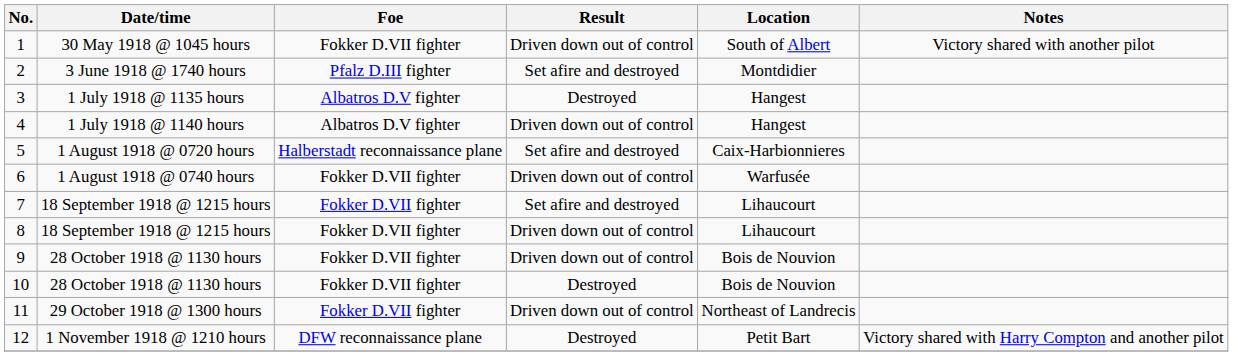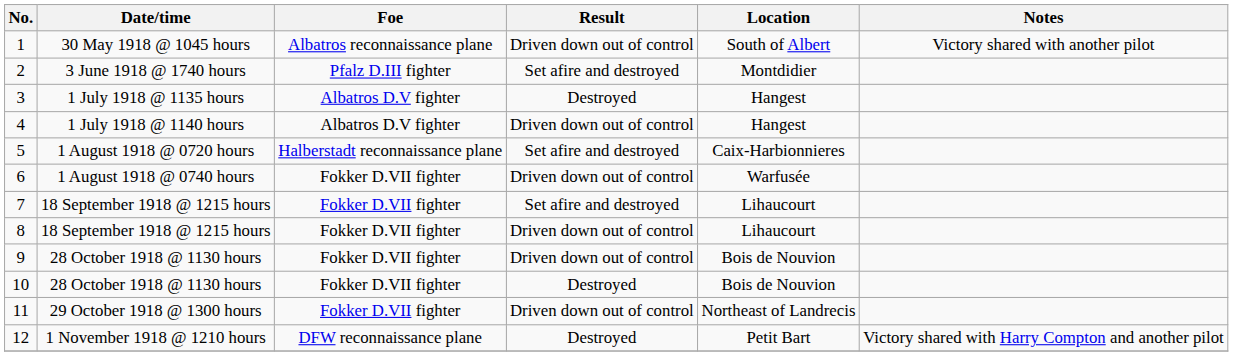(390, 44) Fokker D.VII fighter -> (390, 44) Albatros reconnaissance plane
